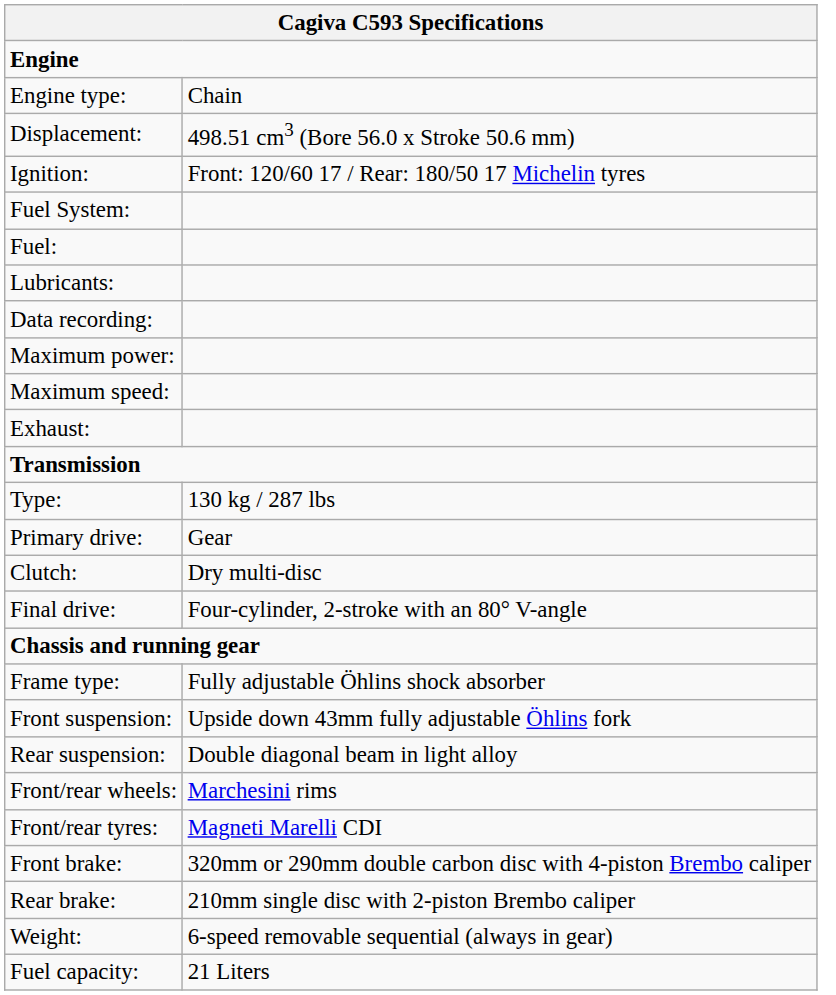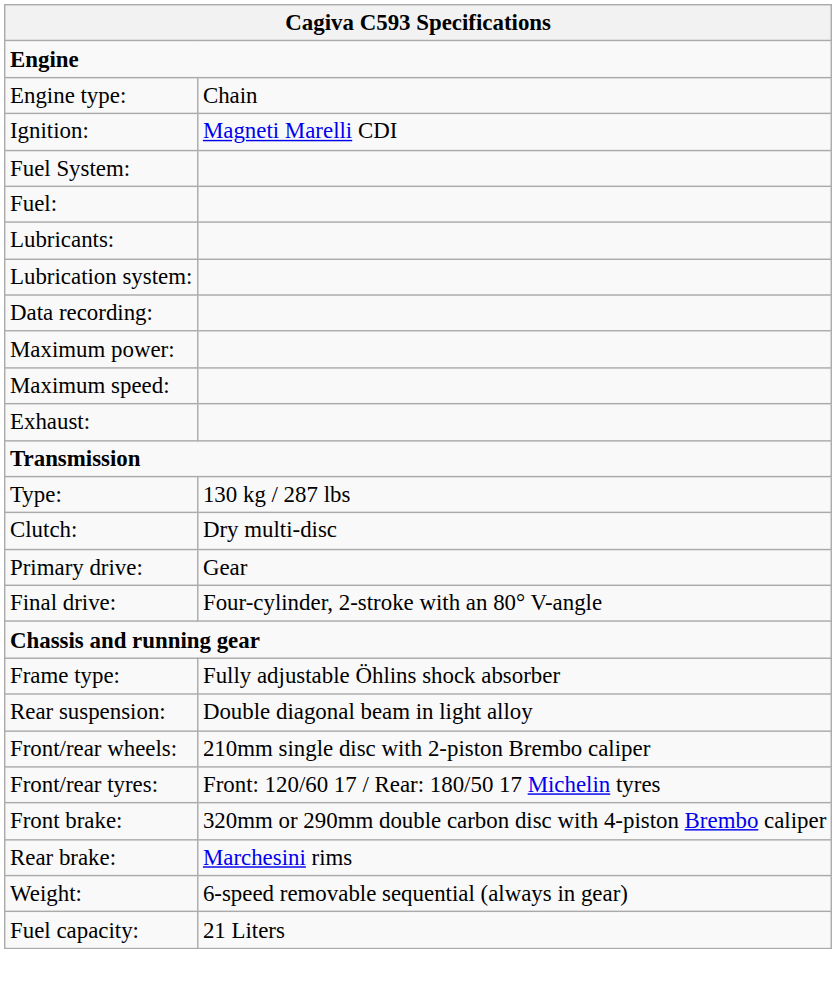- row: (76, 134)
(416, 173) Front: 120/60 17 / Rear: 180/50 17 Michelin tyres -> (300, 131) Magneti Marelli CDI
+ row: (101, 276)
rows swapped: (76, 536) <-> (44, 573)
- row: (91, 718)
(262, 790) Marchesini rims -> (427, 748) 210mm single disc with 2-piston Brembo caliper
(285, 827) Magneti Marelli CDI -> (432, 784) Front: 120/60 17 / Rear: 180/50 17 Michelin tyres
(411, 899) 210mm single disc with 2-piston Brembo caliper -> (278, 857) Marchesini rims
